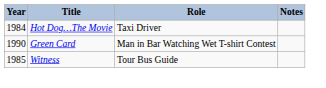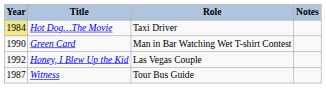(16, 28) no background -> (16, 28) khaki background
+ row: (79, 59)
(16, 59) 1985 -> (16, 75) 1987
